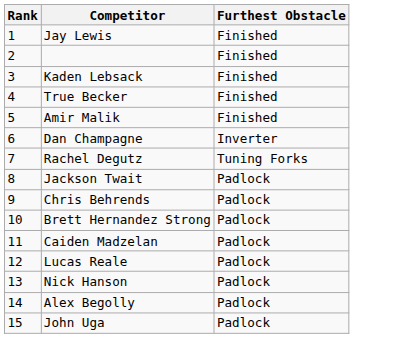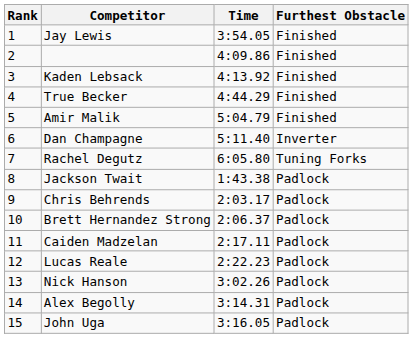+ column: (243, 15)
